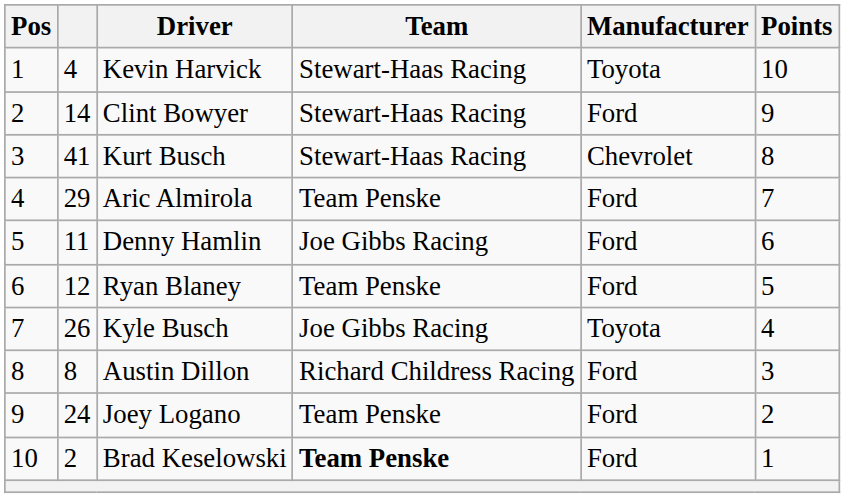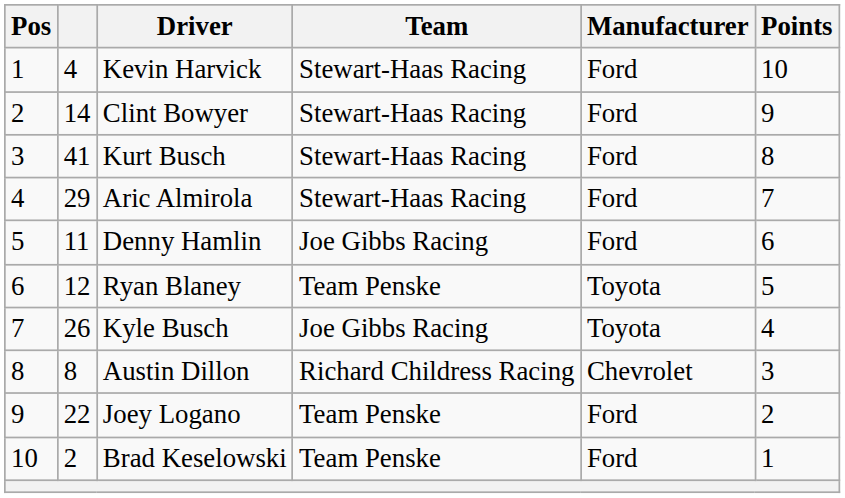(624, 68) Toyota -> (612, 68) Ford
(640, 155) Chevrolet -> (612, 155) Ford
(370, 198) Team Penske -> (413, 198) Stewart-Haas Racing
(612, 284) Ford -> (624, 284) Toyota
(612, 371) Ford -> (640, 371) Chevrolet
(77, 414) 24 -> (77, 414) 22
(374, 457) bold -> (370, 457) normal
